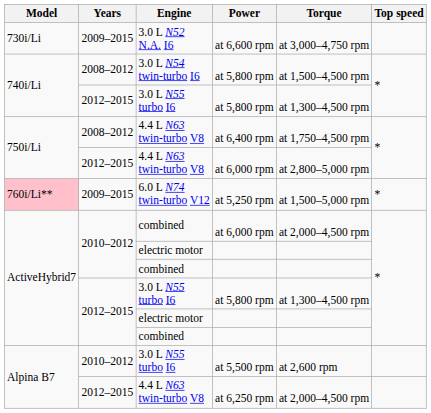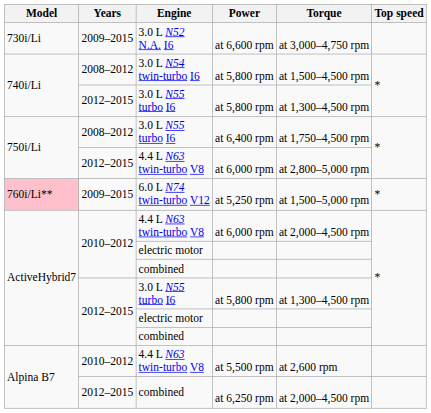(171, 132) 4.4 L N63 twin-turbo V8 -> (162, 132) 3.0 L N55 turbo I6
(161, 225) combined -> (171, 225) 4.4 L N63 twin-turbo V8
(162, 361) 3.0 L N55 turbo I6 -> (171, 361) 4.4 L N63 twin-turbo V8
(171, 392) 4.4 L N63 twin-turbo V8 -> (161, 392) combined
